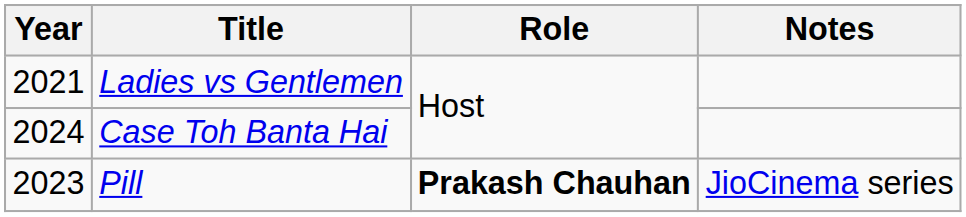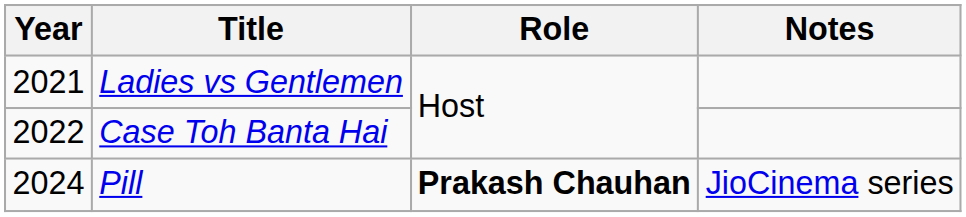(48, 132) 2024 -> (48, 132) 2022
(48, 183) 2023 -> (48, 183) 2024
